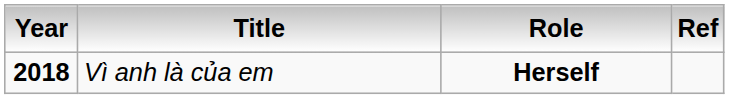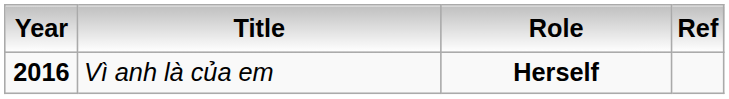(41, 72) 2018 -> (41, 72) 2016
